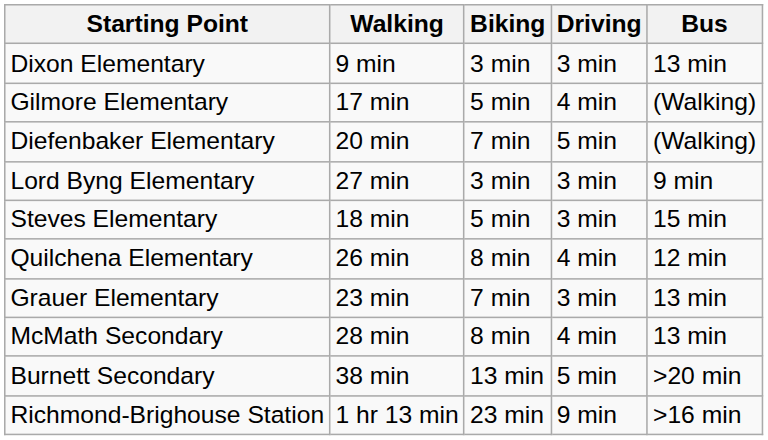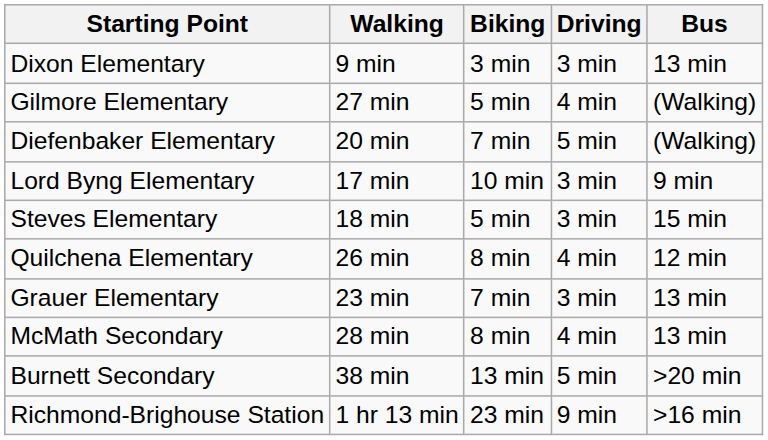(372, 102) 17 min -> (372, 102) 27 min
(372, 180) 27 min -> (372, 180) 17 min
(500, 180) 3 min -> (507, 180) 10 min
